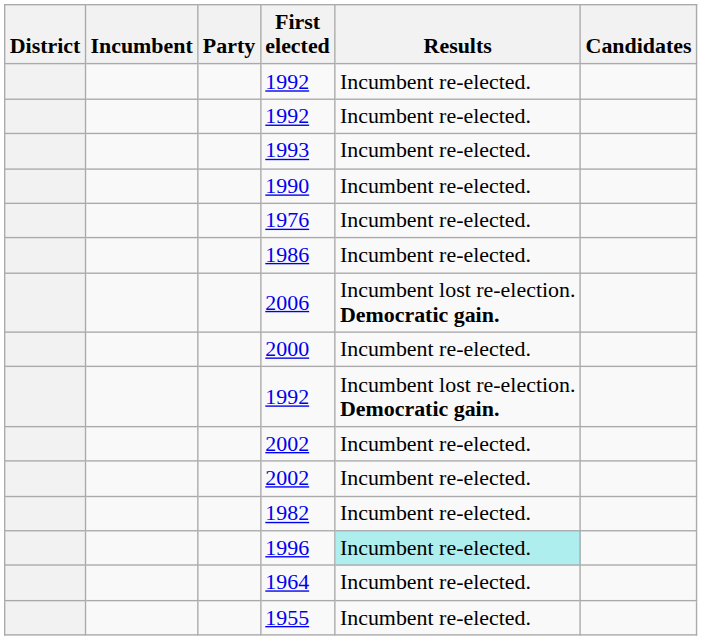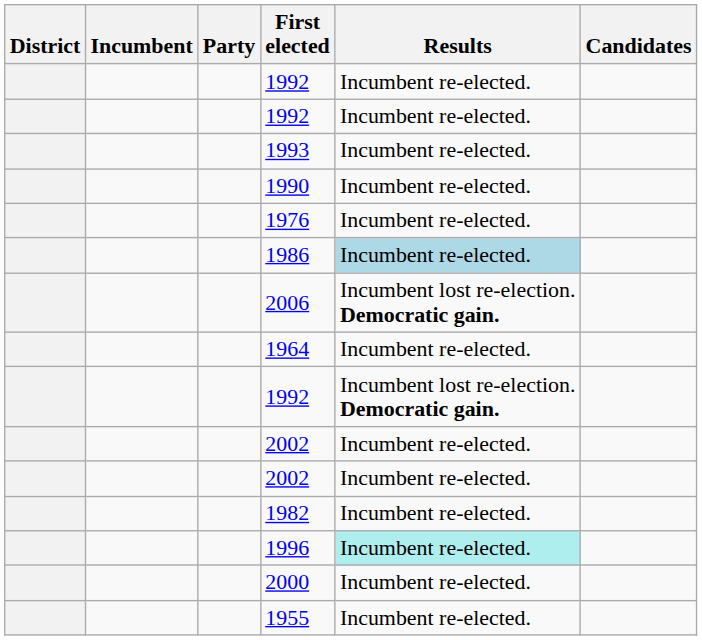(435, 255) no background -> (435, 255) lightblue background
rows swapped: (45, 349) <-> (45, 583)
